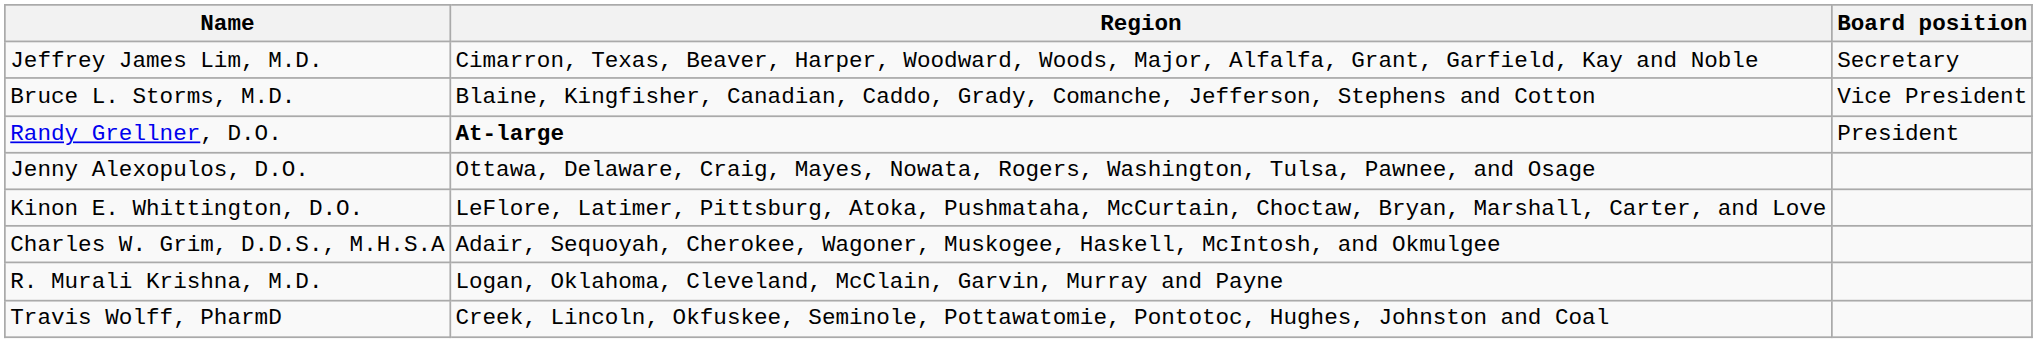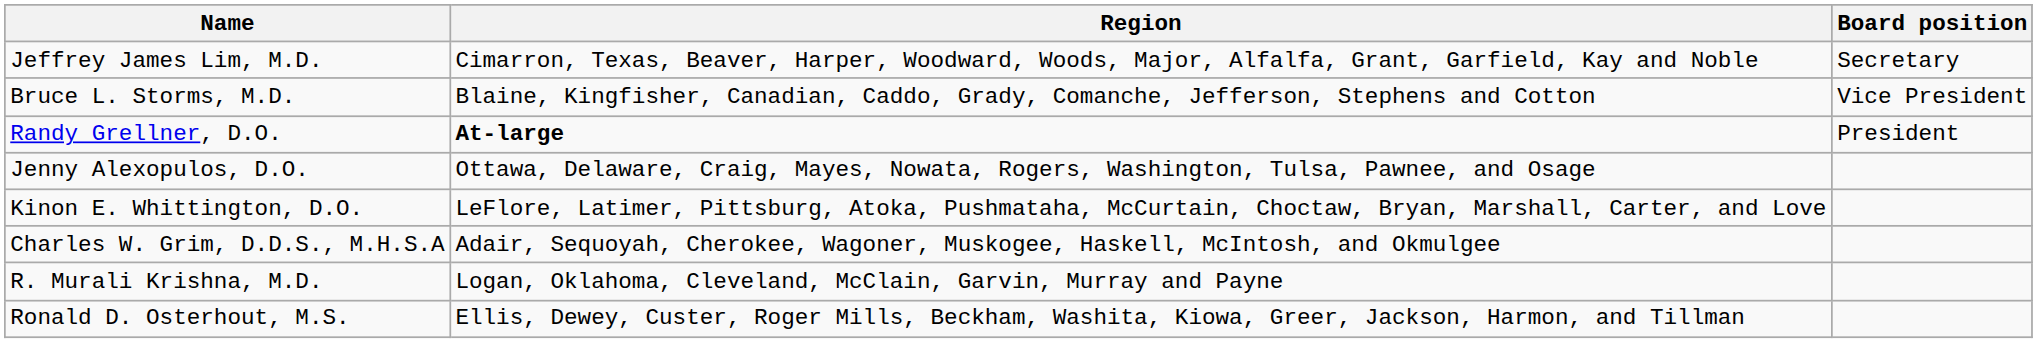+ row: (180, 318)
- row: (146, 318)
